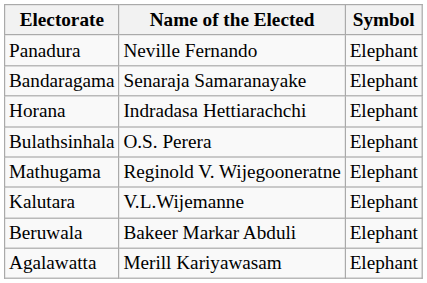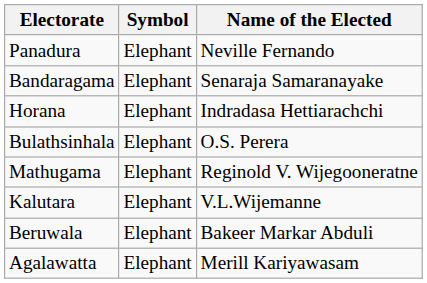columns swapped: (232, 19) <-> (384, 19)
